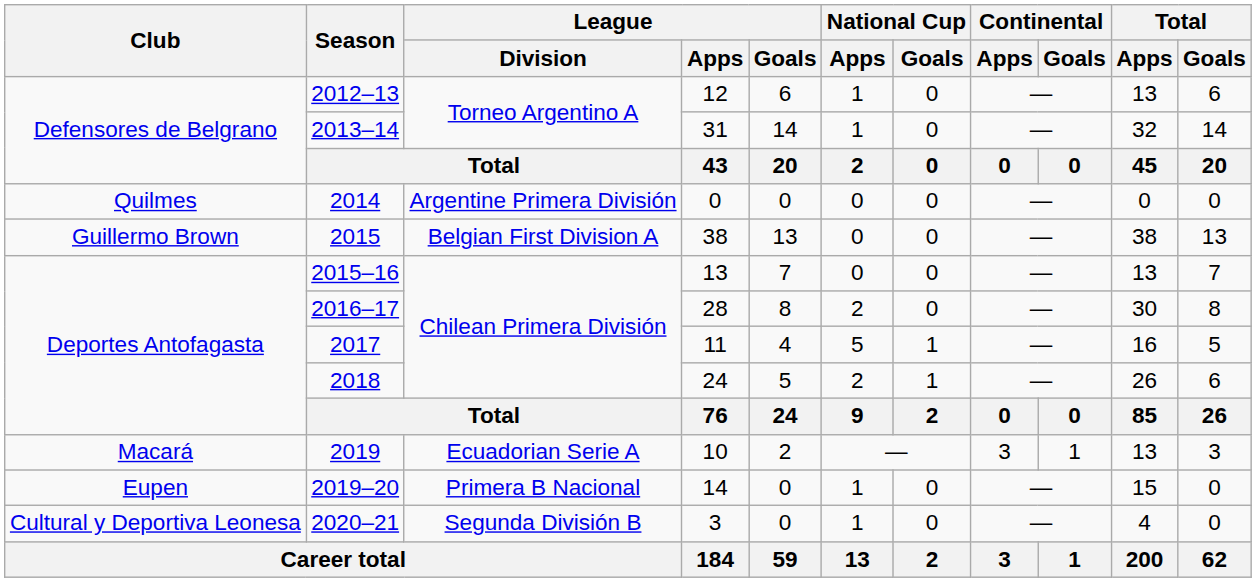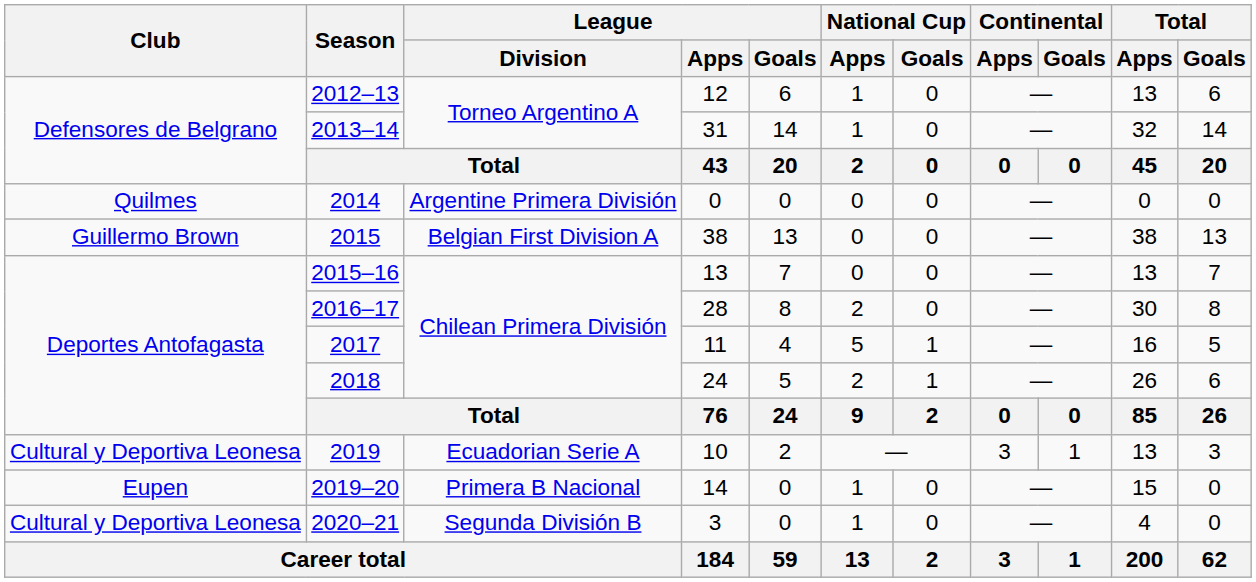(155, 451) Macará -> (155, 451) Cultural y Deportiva Leonesa
